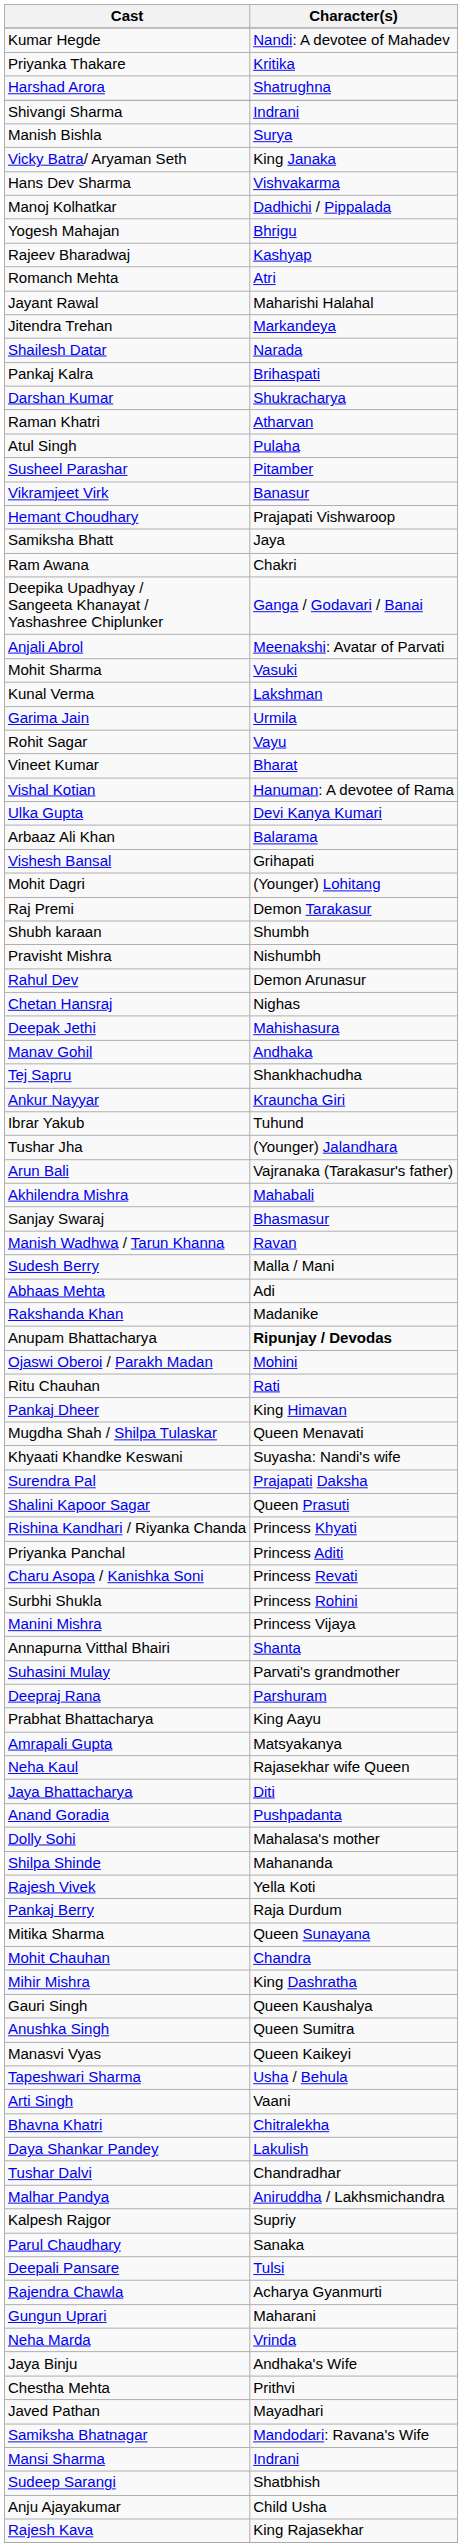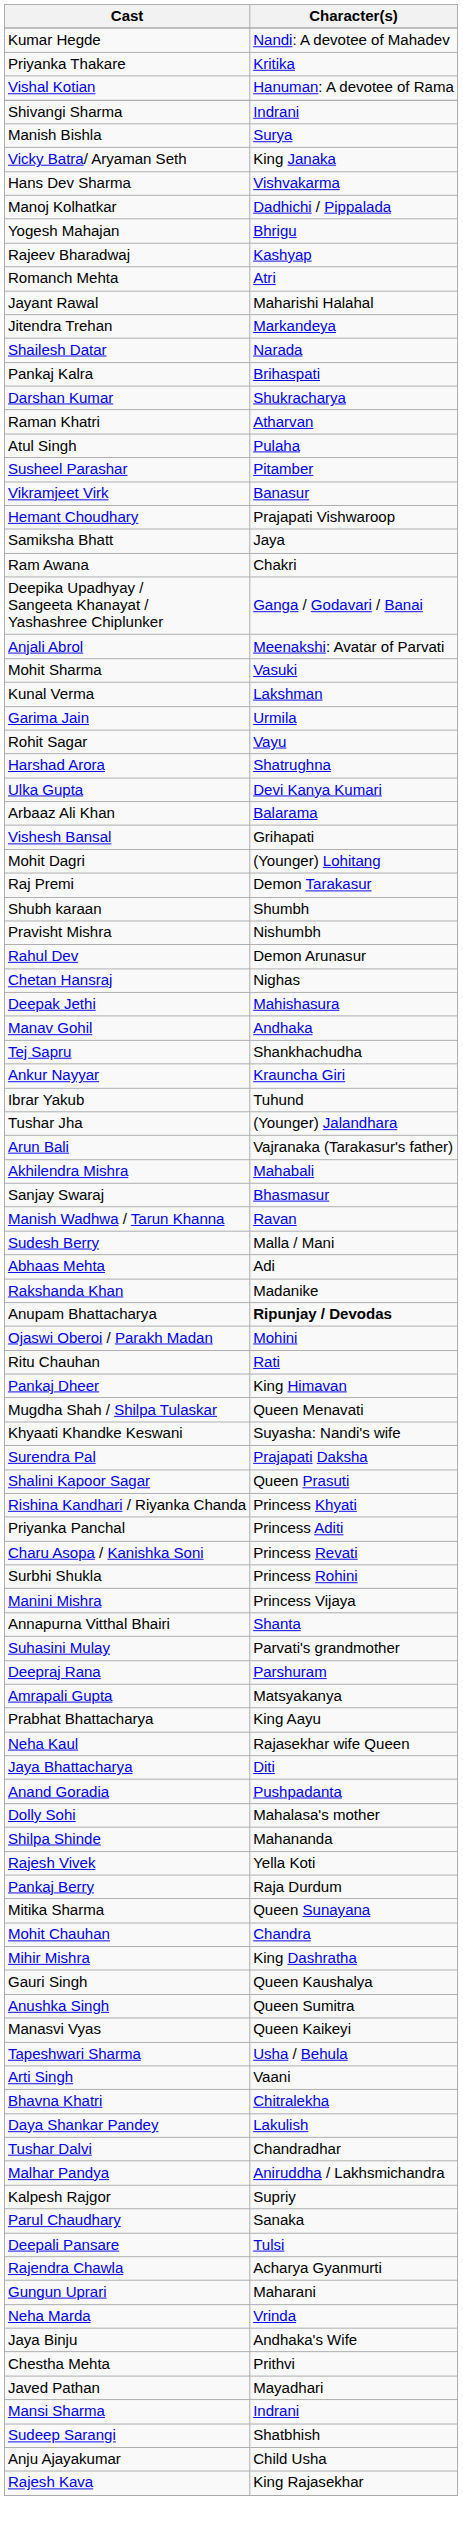rows swapped: (52, 789) <-> (56, 87)
- row: (53, 765)
rows swapped: (60, 1743) <-> (81, 1719)
- row: (78, 2435)
